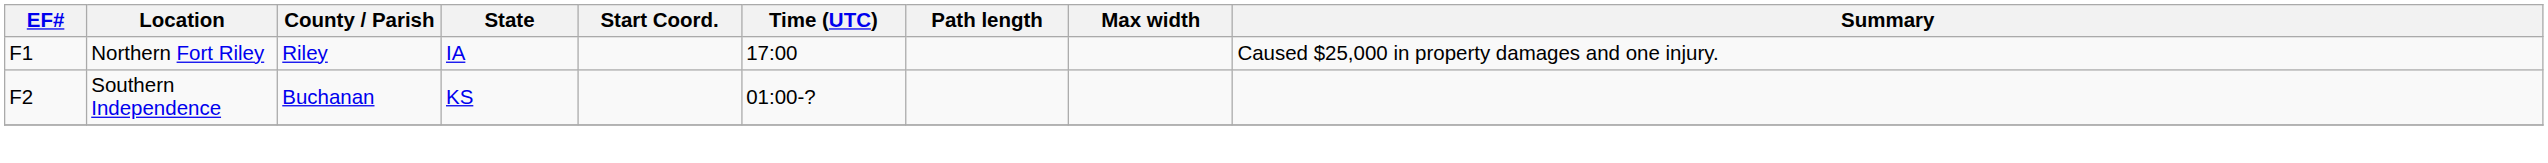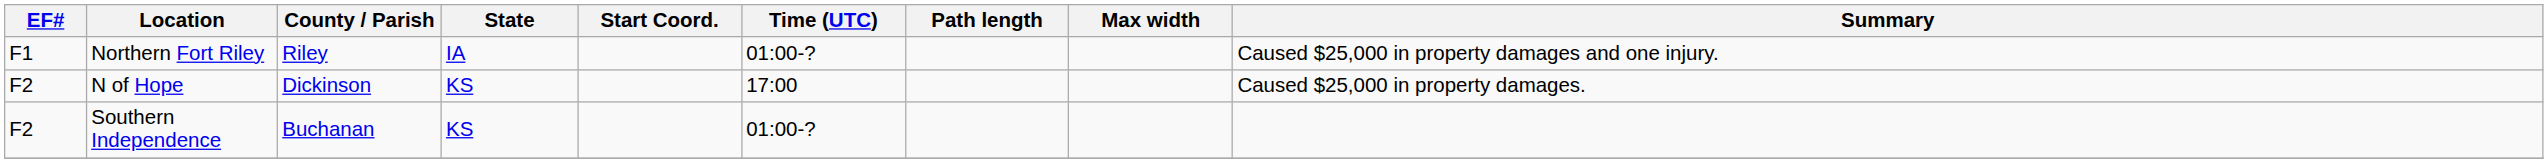(772, 53) 17:00 -> (781, 53) 01:00-?
+ row: (137, 85)
